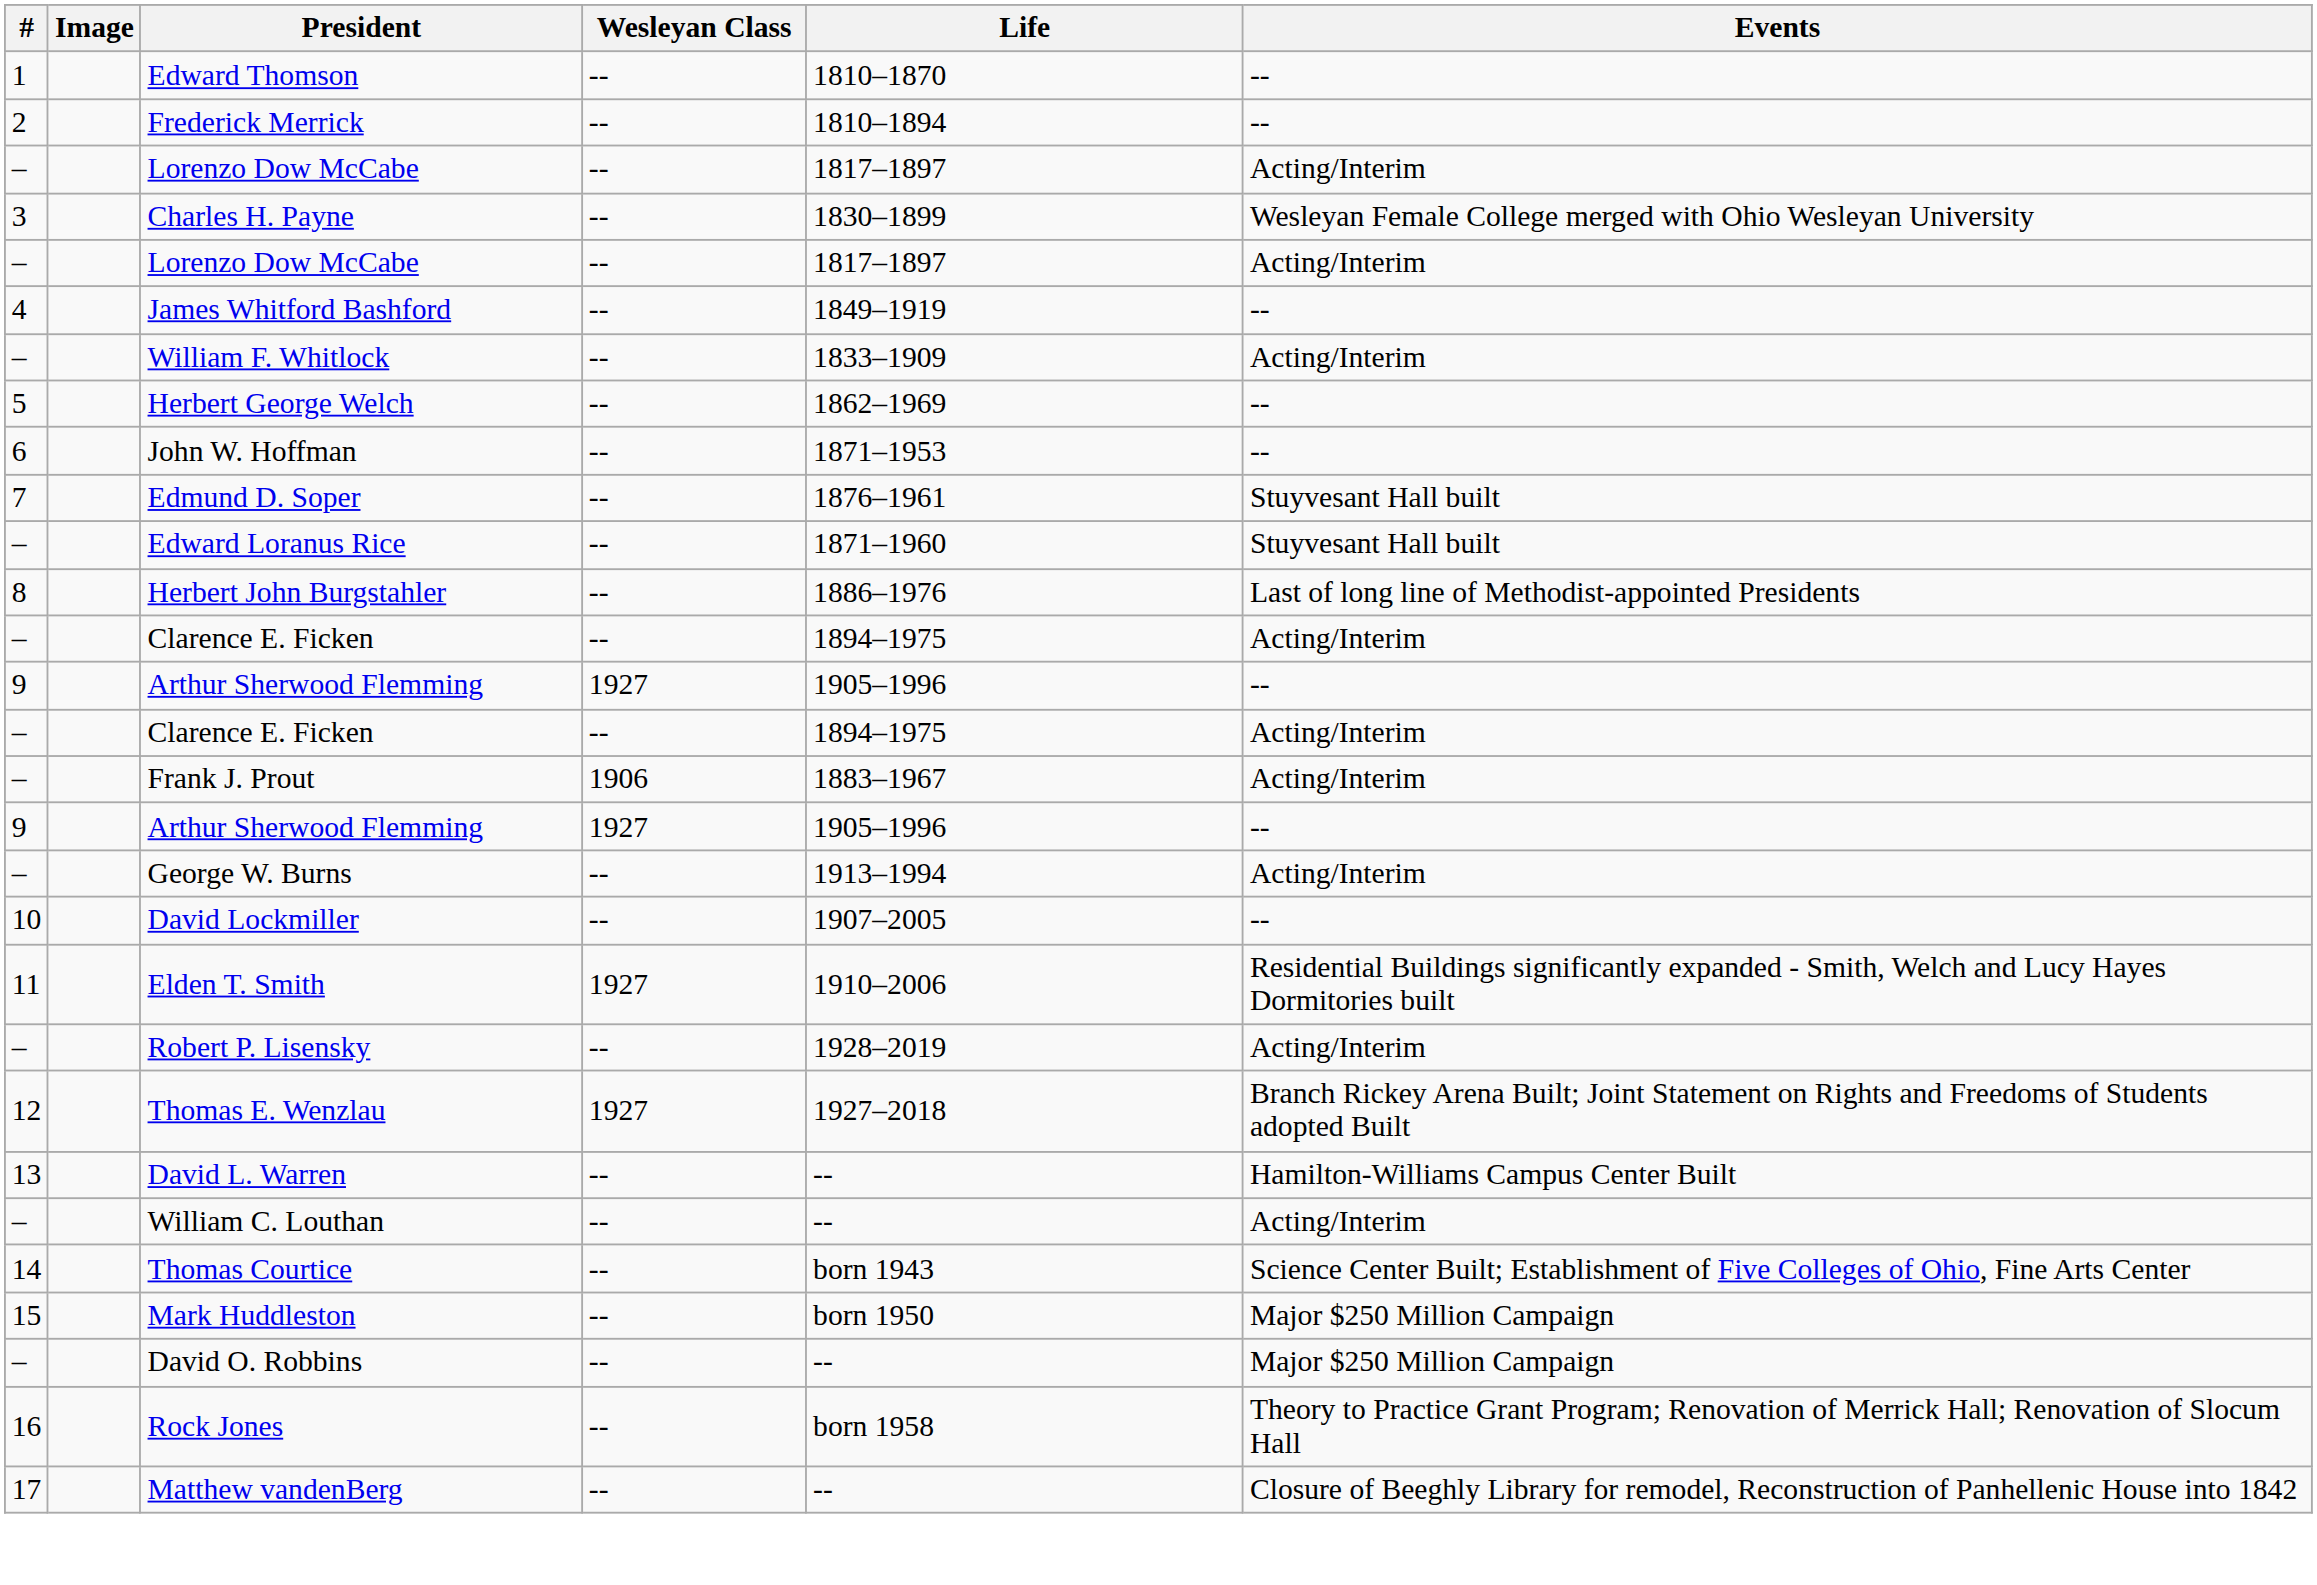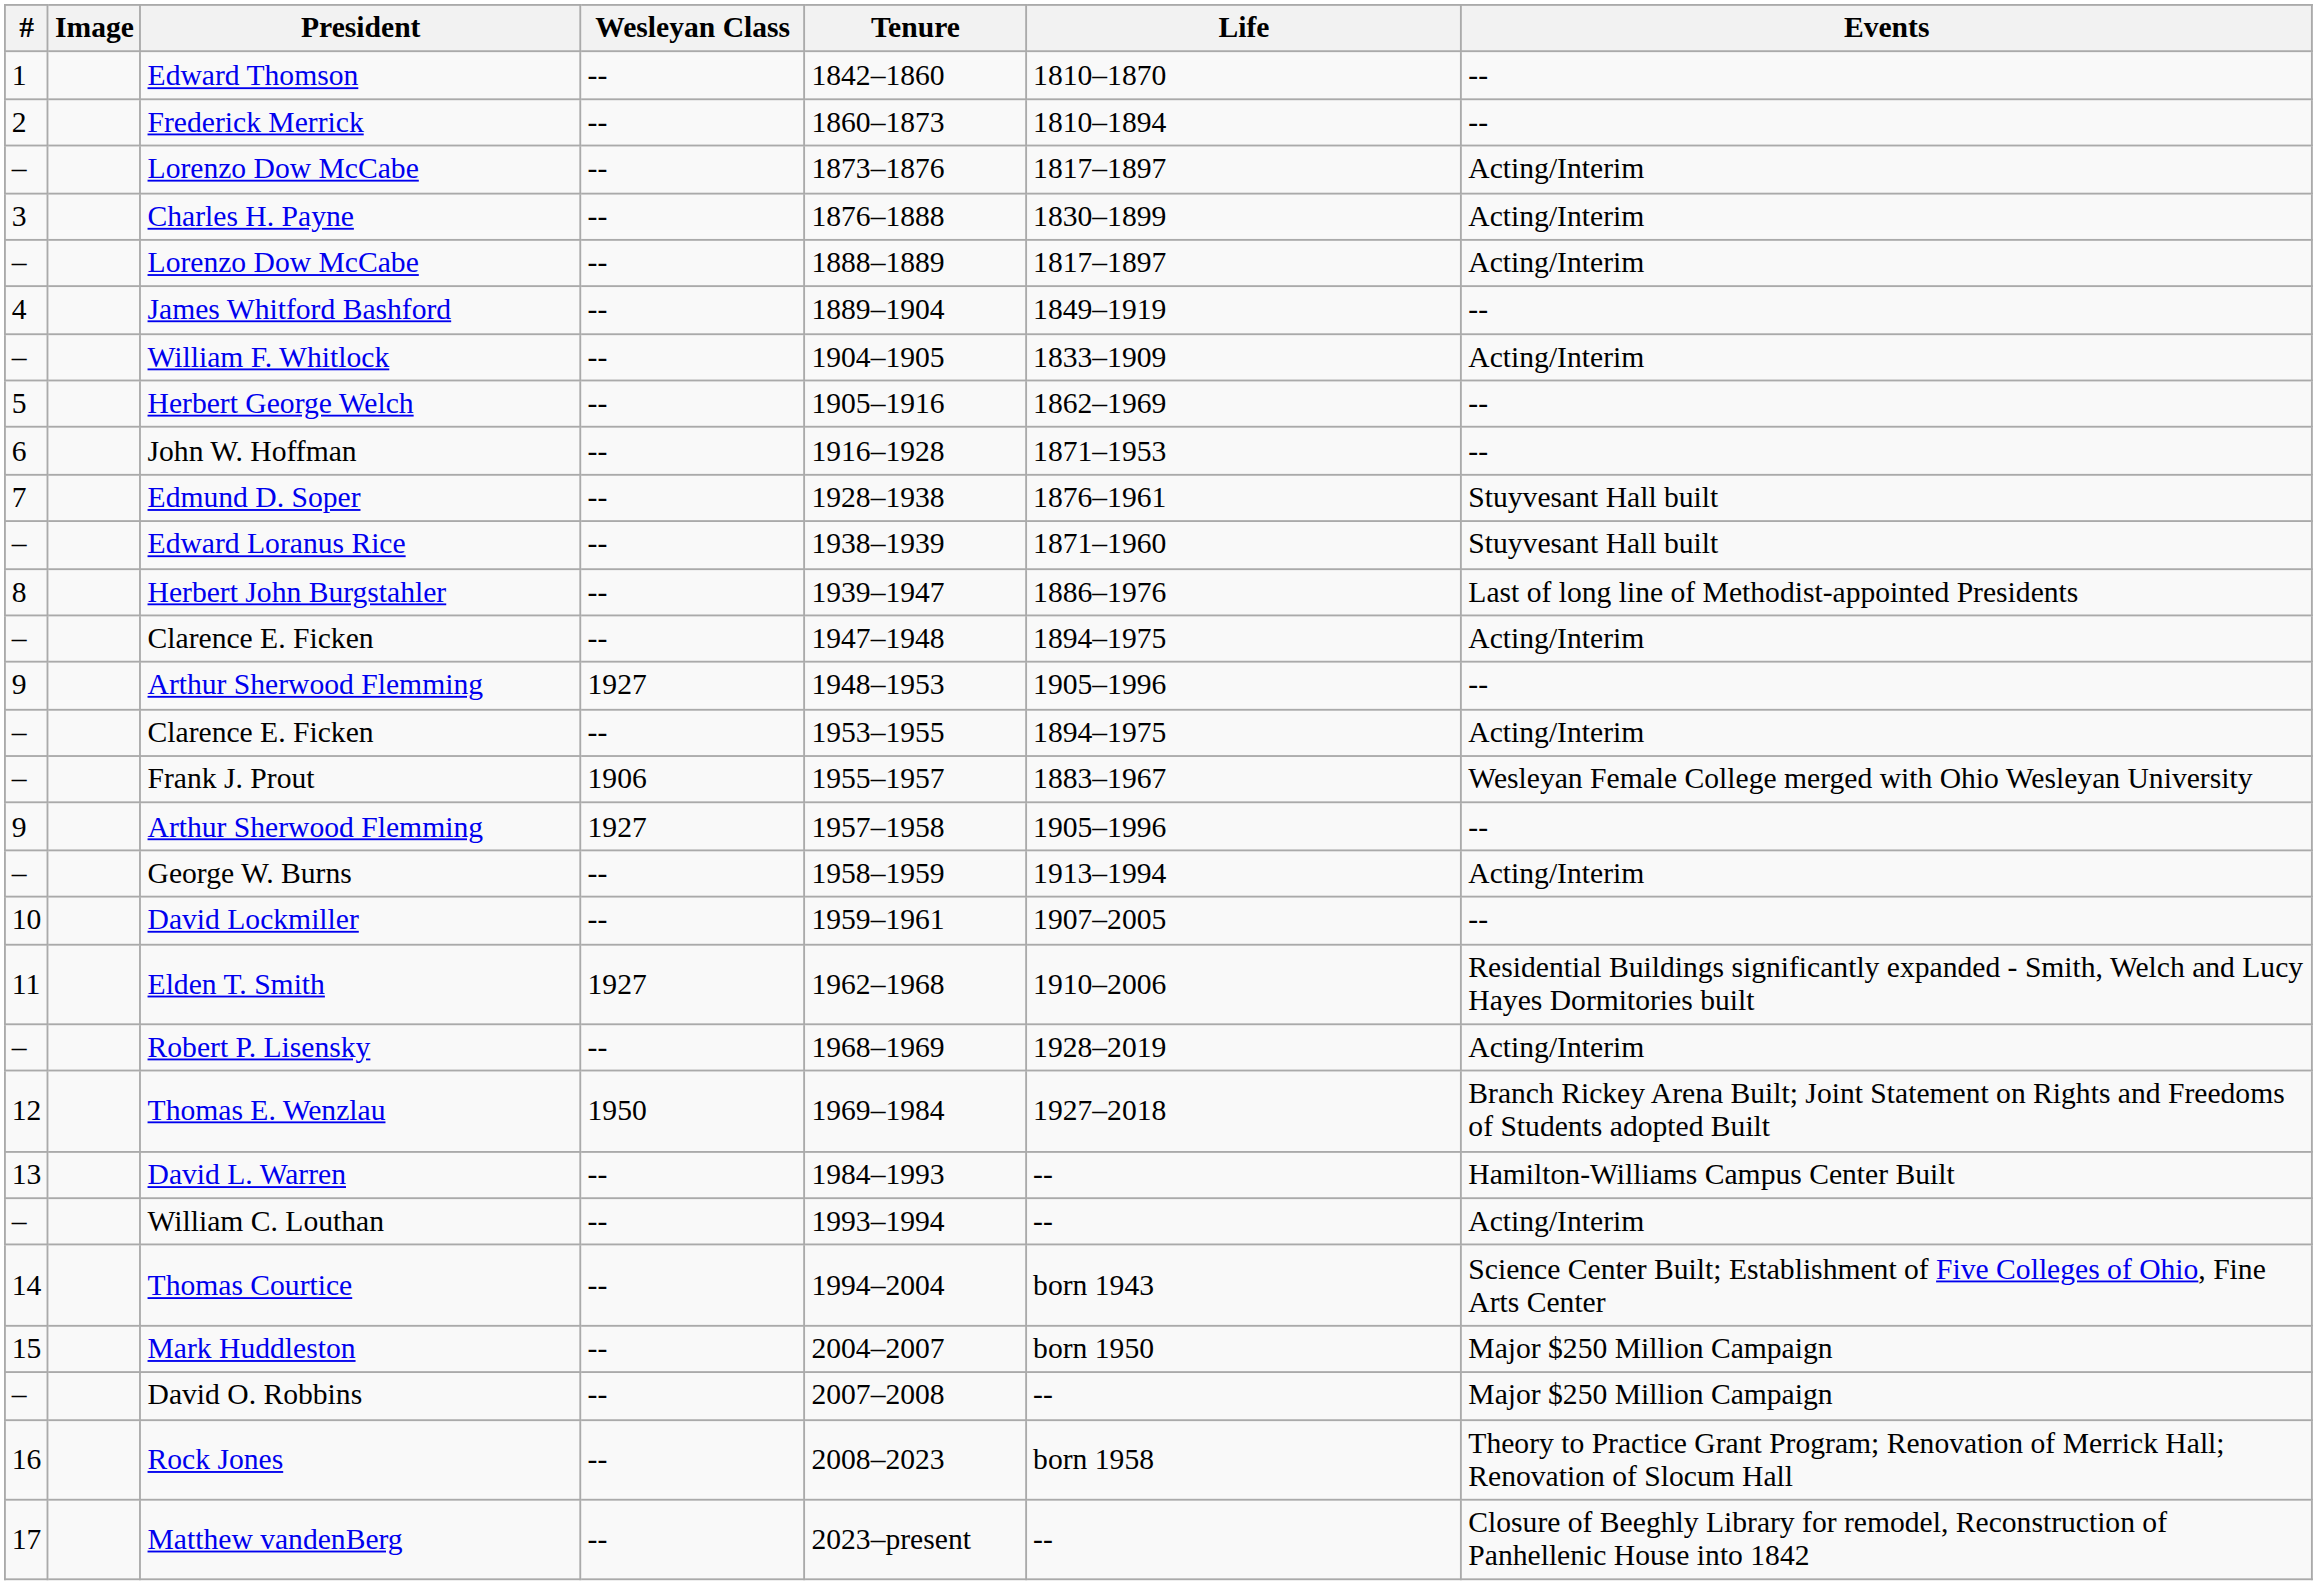+ column: (915, 27)
(1642, 215) Wesleyan Female College merged with Ohio Wesleyan University -> (1556, 215) Acting/Interim
(1338, 779) Acting/Interim -> (1860, 779) Wesleyan Female College merged with Ohio Wesleyan University
(618, 1110) 1927 -> (617, 1110) 1950
